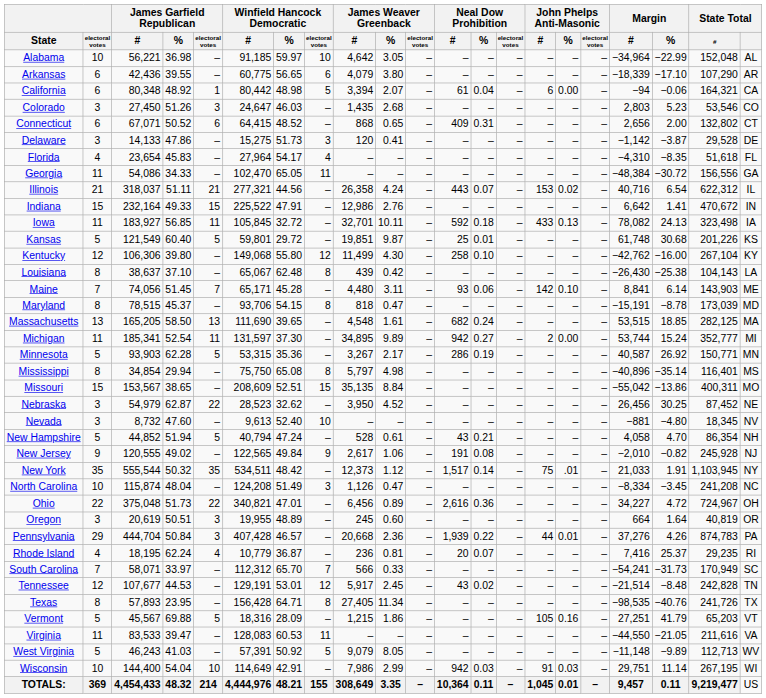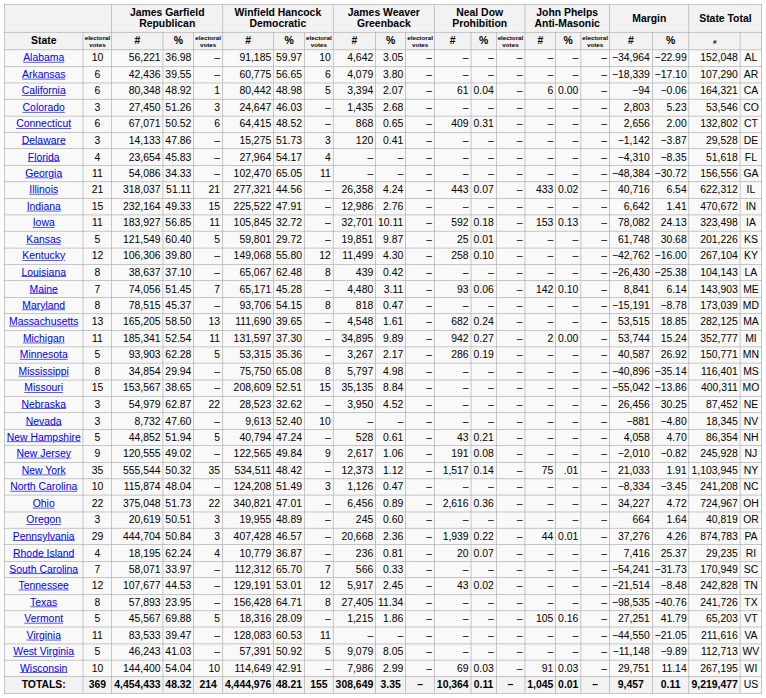(545, 190) 153 -> (545, 190) 433
(545, 223) 433 -> (545, 223) 153
(460, 668) 942 -> (463, 668) 69
